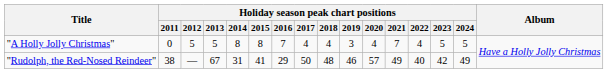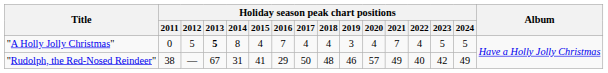(215, 44) normal -> (215, 44) bold
(260, 44) 8 -> (260, 44) 4
